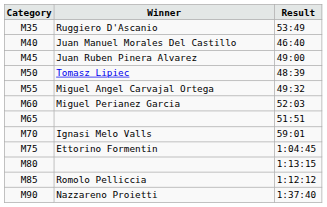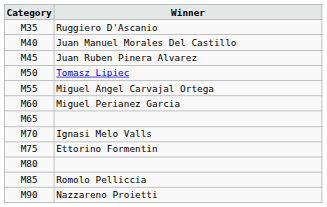- column: (298, 12)
